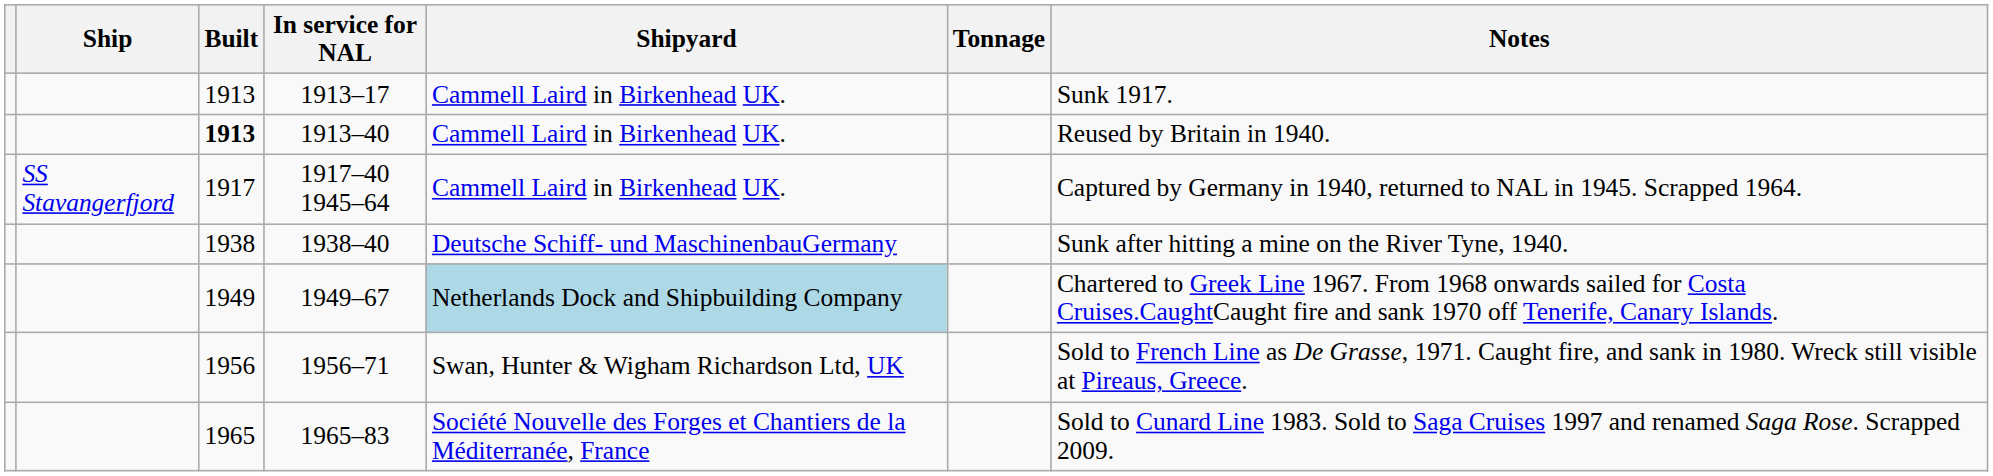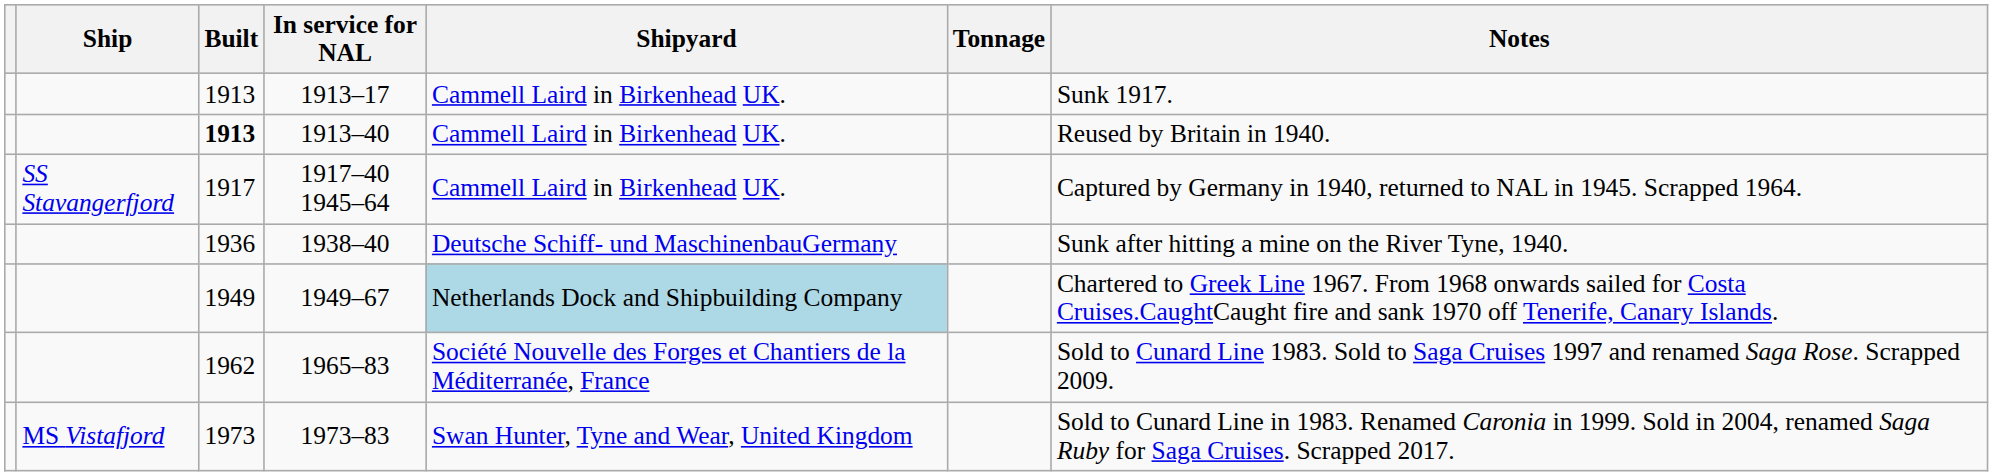(230, 243) 1938 -> (230, 243) 1936
- row: (345, 366)
(230, 435) 1965 -> (230, 366) 1962
+ row: (345, 435)
